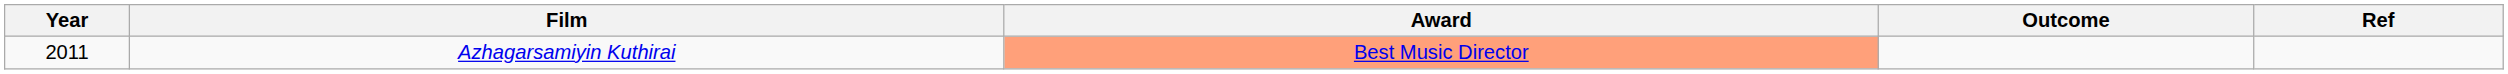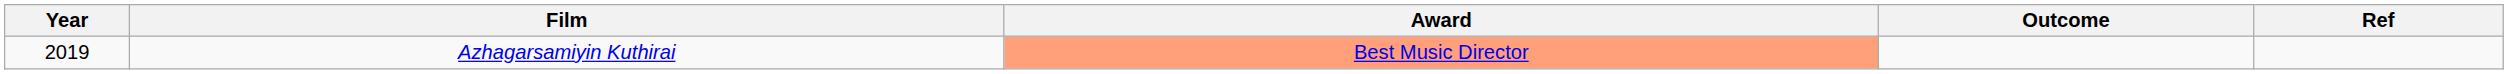(67, 52) 2011 -> (67, 52) 2019
